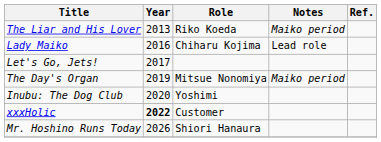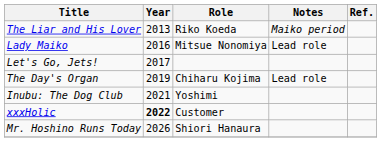(218, 46) Chiharu Kojima -> (221, 46) Mitsue Nonomiya
(221, 79) Mitsue Nonomiya -> (218, 79) Chiharu Kojima
(308, 79) Maiko period -> (299, 79) Lead role
(158, 95) 2020 -> (158, 95) 2021
